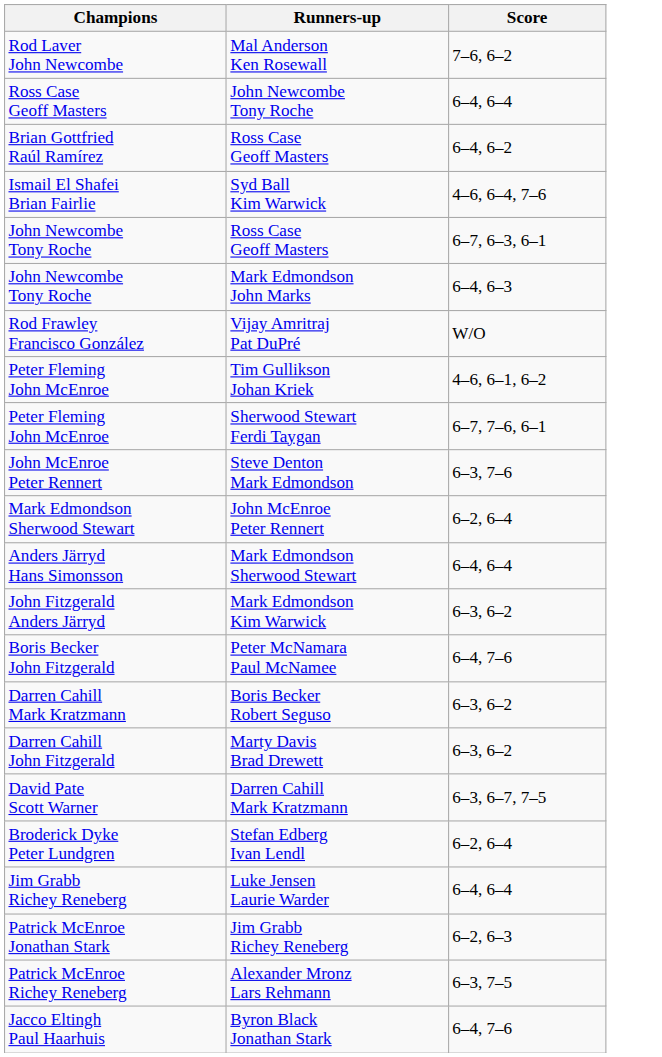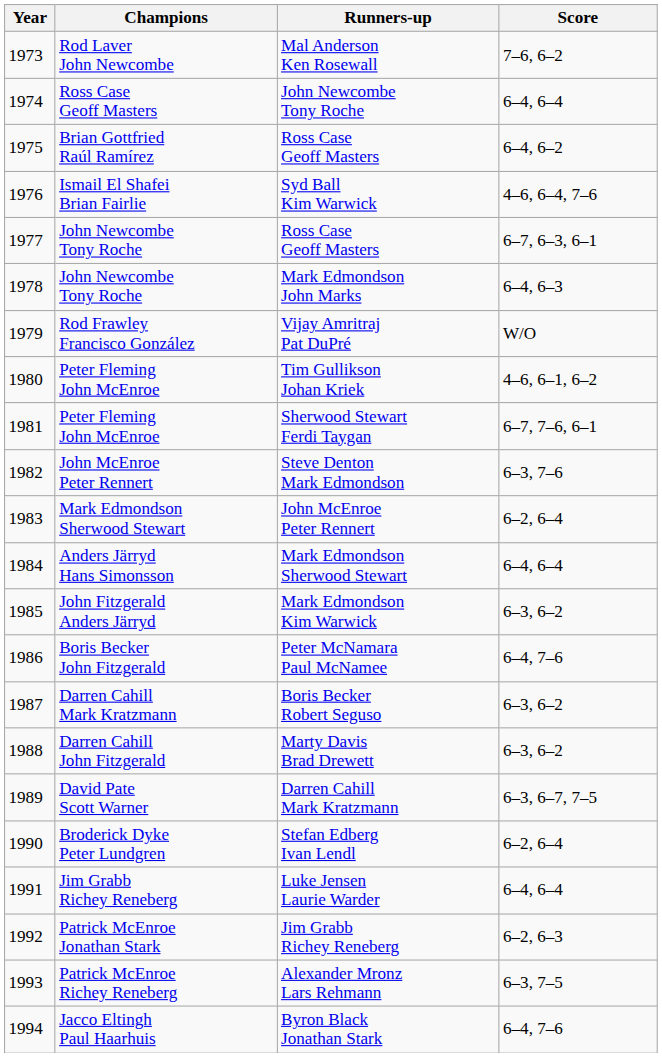+ column: (30, 18)
